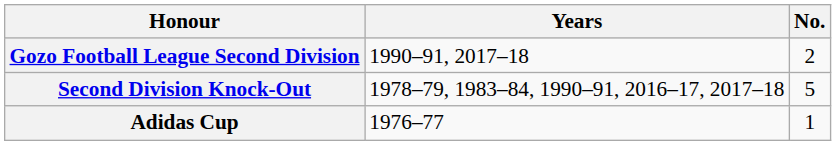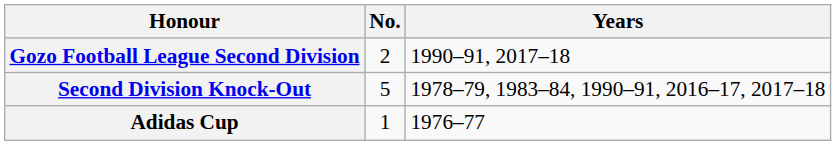columns swapped: (810, 21) <-> (577, 21)
